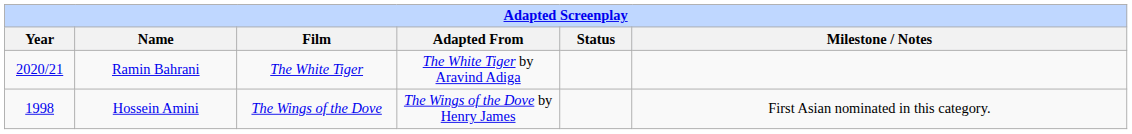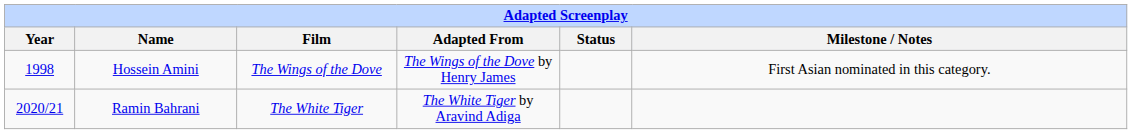rows swapped: (156, 108) <-> (156, 69)
